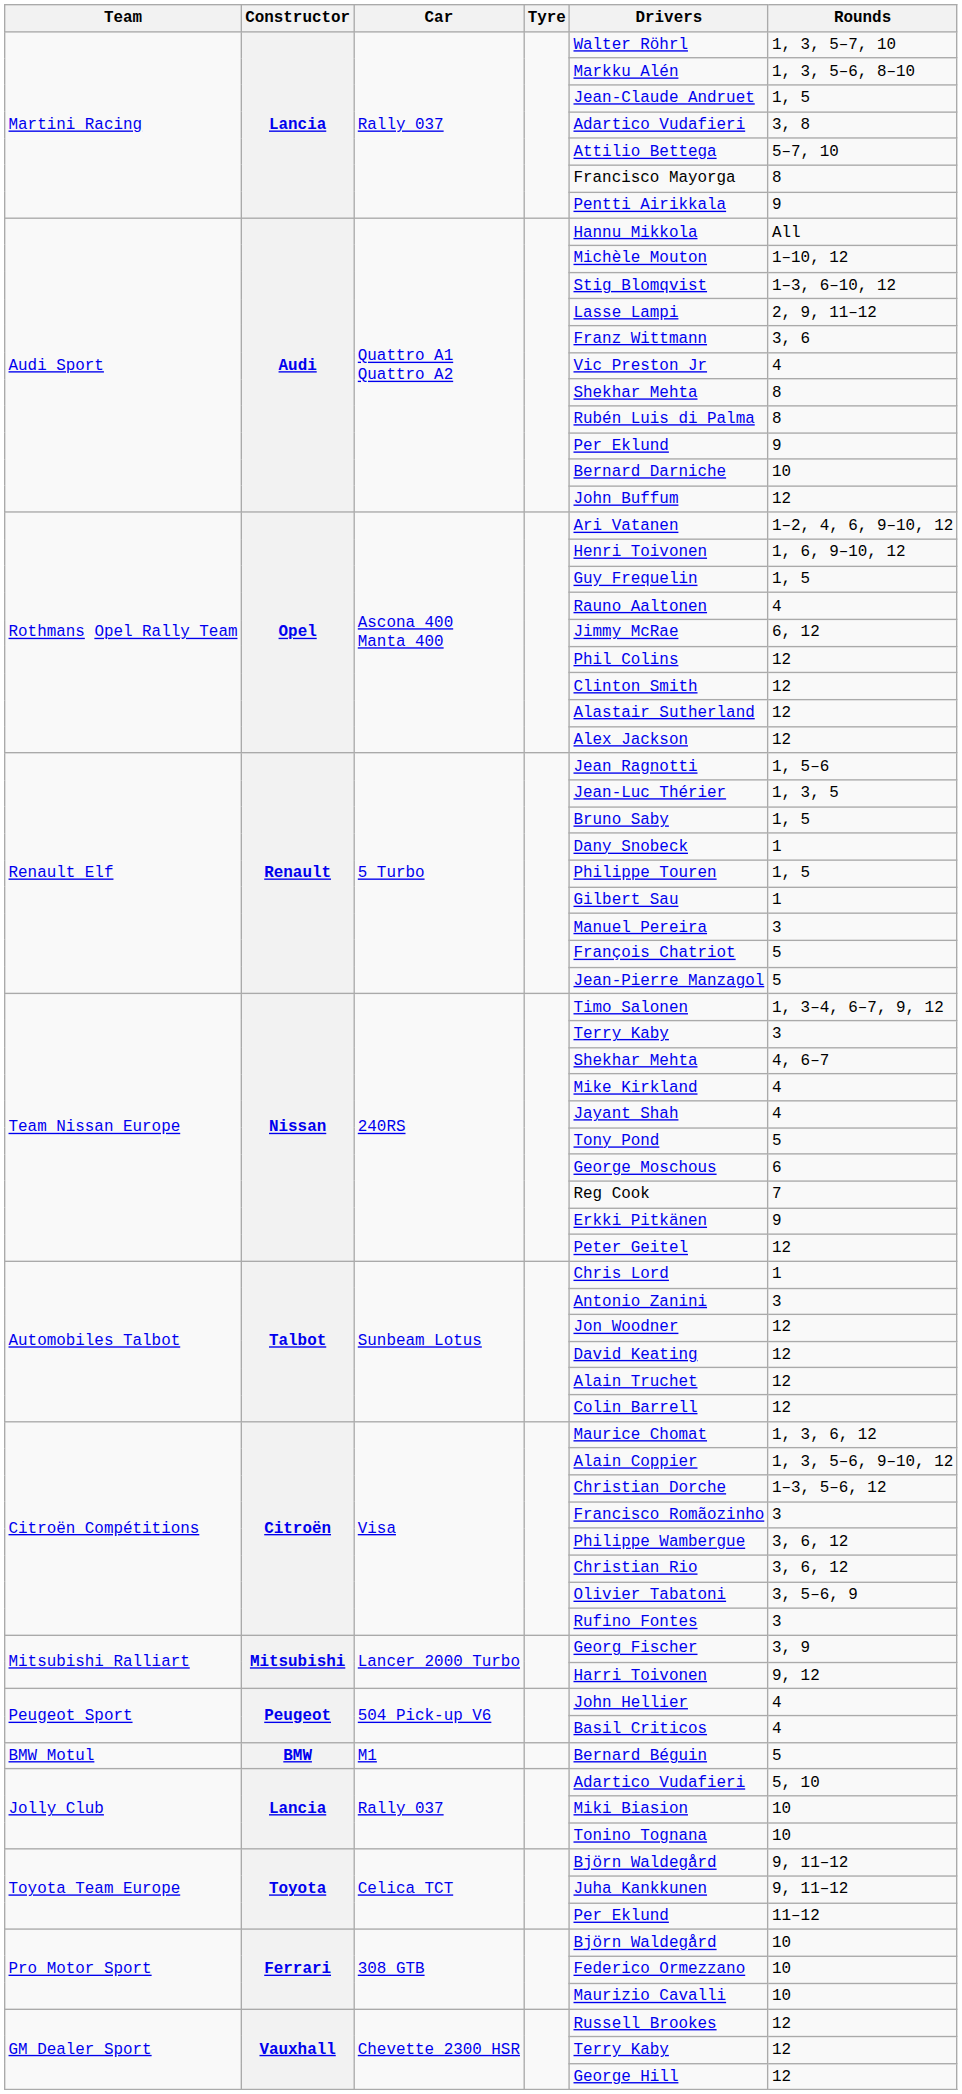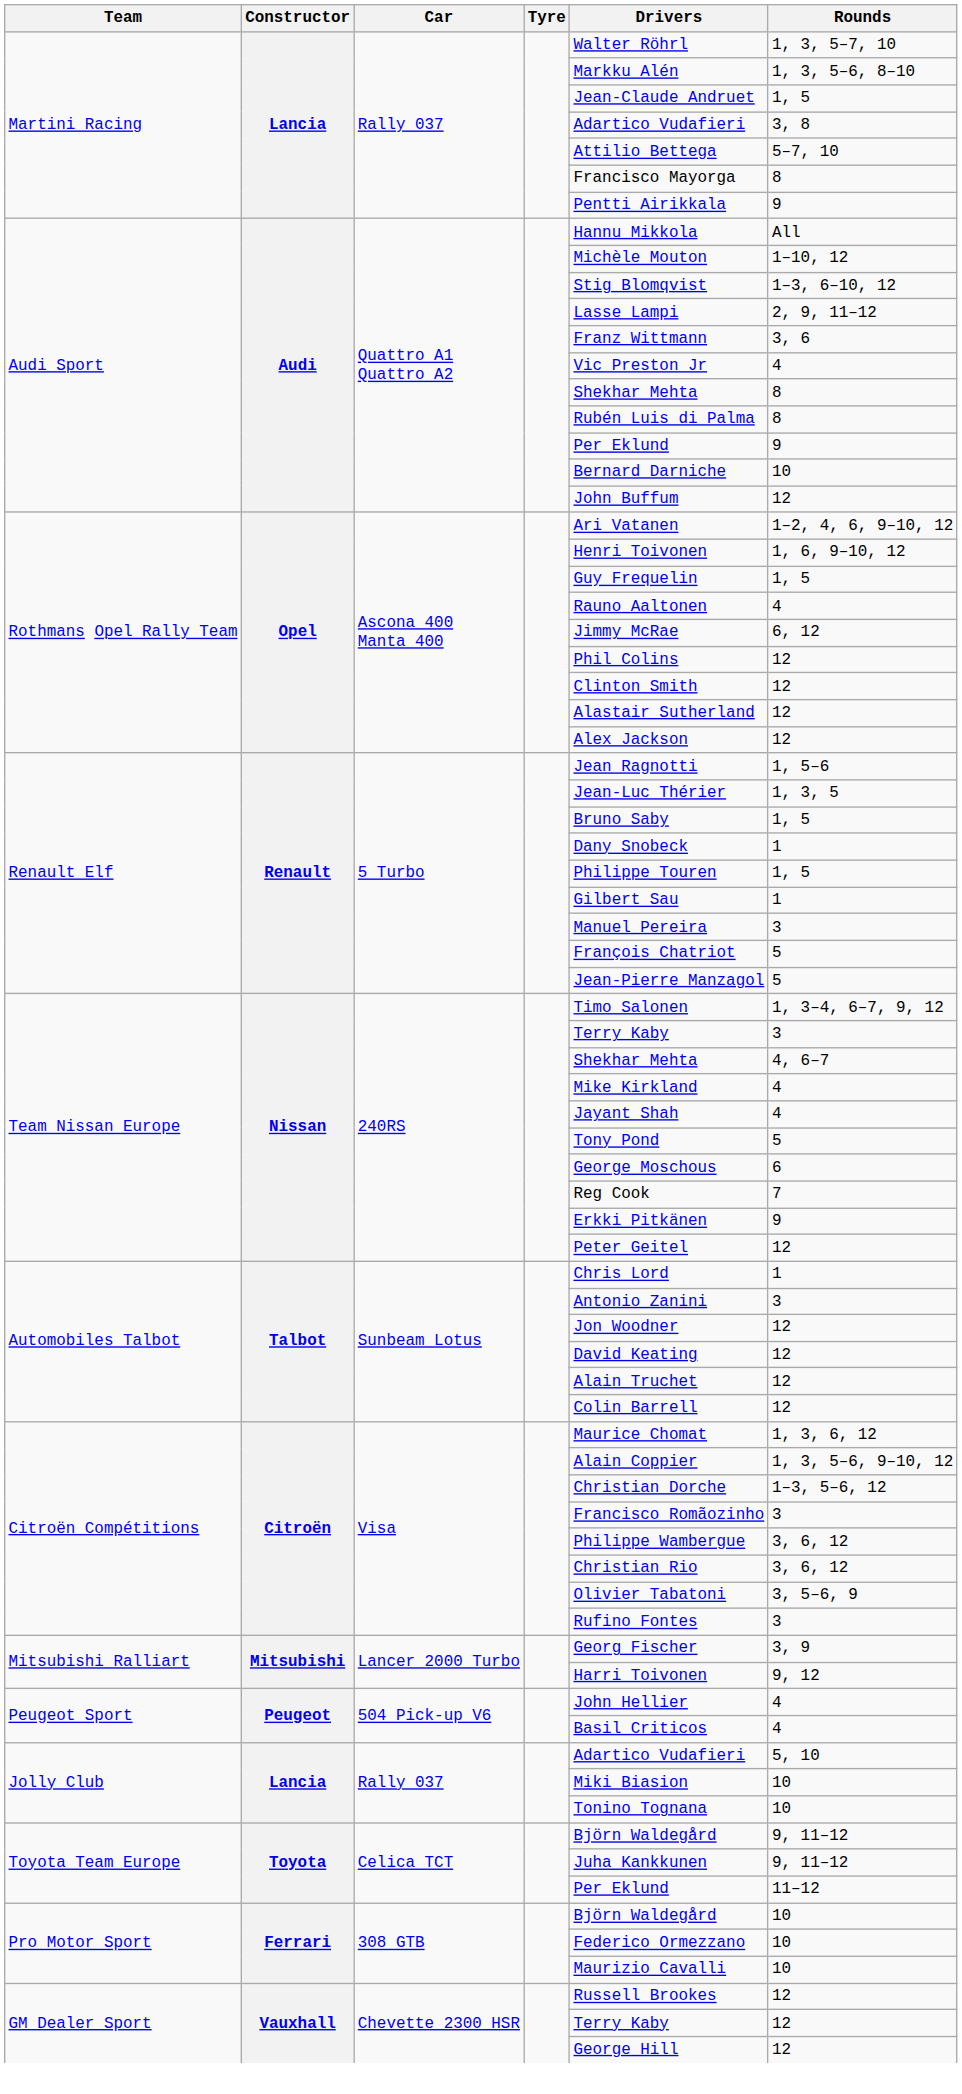- row: (51, 1755)
